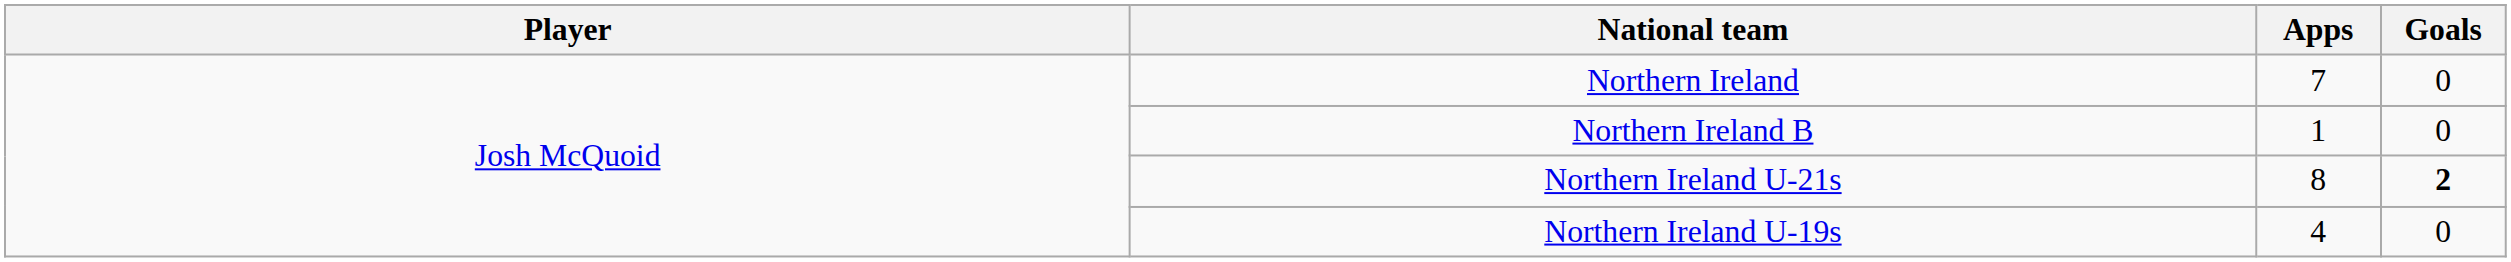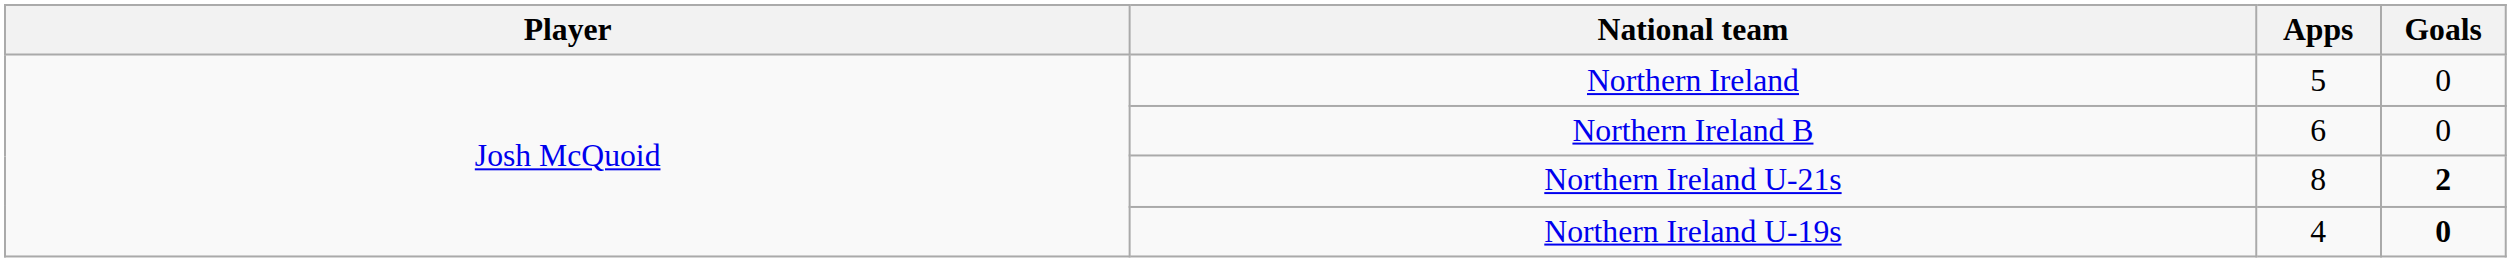(2318, 79) 7 -> (2318, 79) 5
(2318, 130) 1 -> (2318, 130) 6
(2443, 230) normal -> (2443, 230) bold
